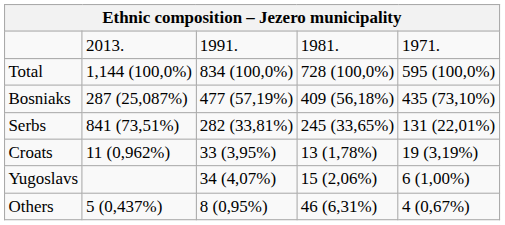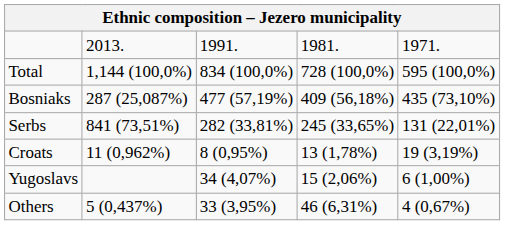(238, 152) 33 (3,95%) -> (234, 152) 8 (0,95%)
(234, 206) 8 (0,95%) -> (238, 206) 33 (3,95%)
